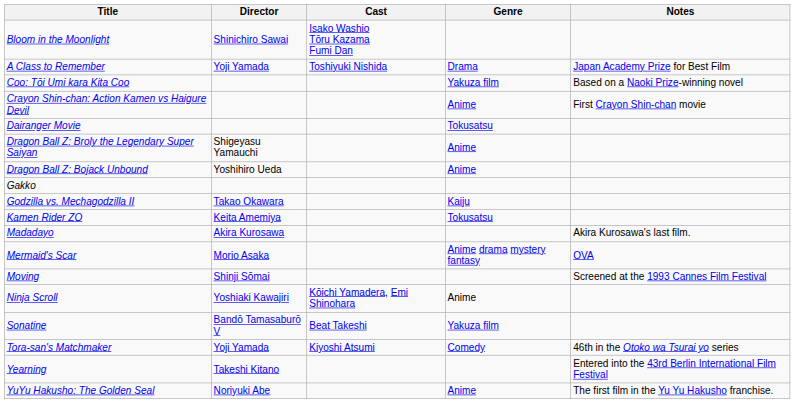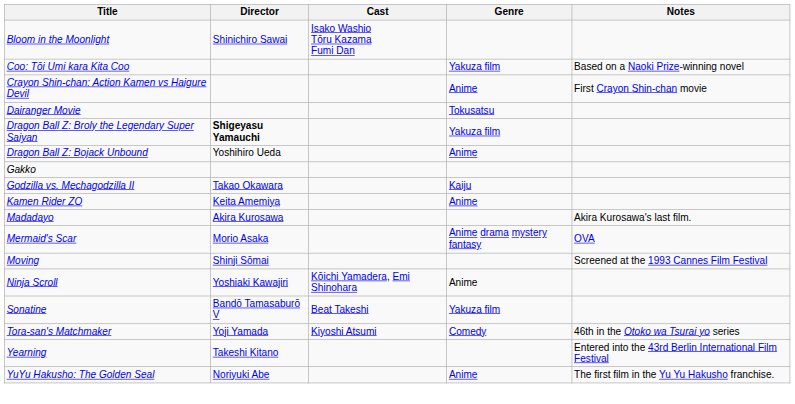- row: (56, 67)
(237, 148) normal -> (238, 132) bold
(462, 148) Anime -> (475, 132) Yakuza film
(470, 217) Tokusatsu -> (463, 201) Anime
